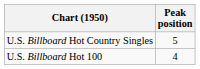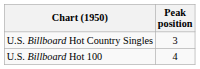(175, 40) 5 -> (175, 40) 3
